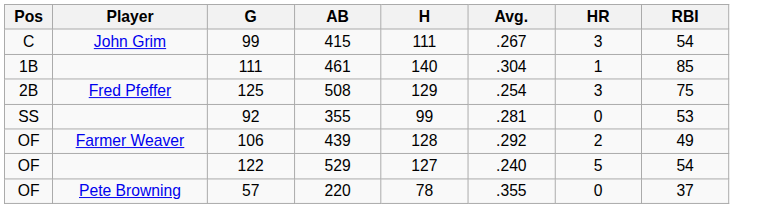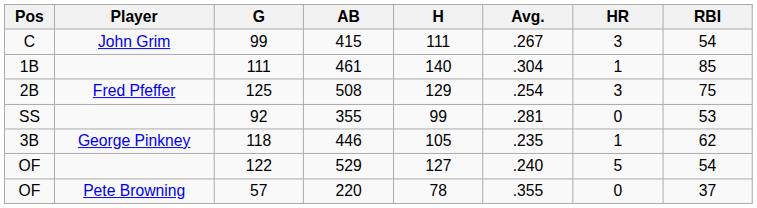+ row: (259, 141)
- row: (251, 141)
